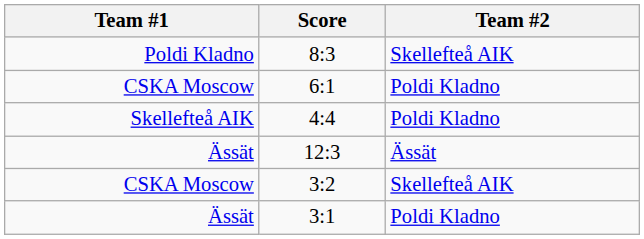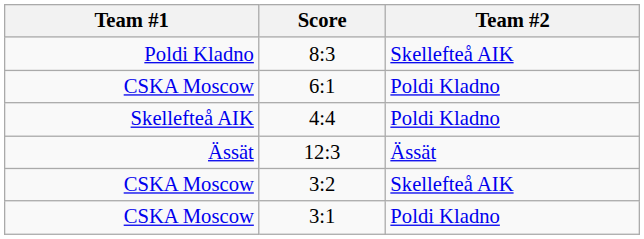(231, 217) Ässät -> (189, 217) CSKA Moscow
